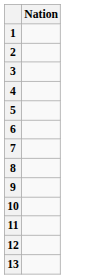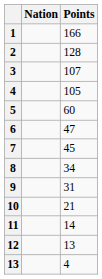+ column: (79, 14)
